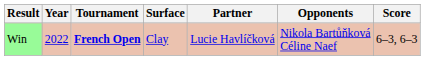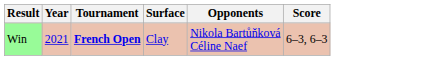- column: (232, 13)
(57, 39) 2022 -> (57, 39) 2021
